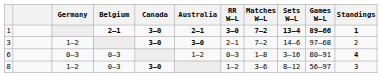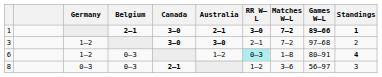- column: (292, 14)
(72, 54) 0–3 -> (86, 54) 1–2
(232, 54) no background -> (256, 54) paleturquoise background
(72, 66) 1–2 -> (86, 66) 0–3
(155, 66) 3–0 -> (174, 66) 2–1
